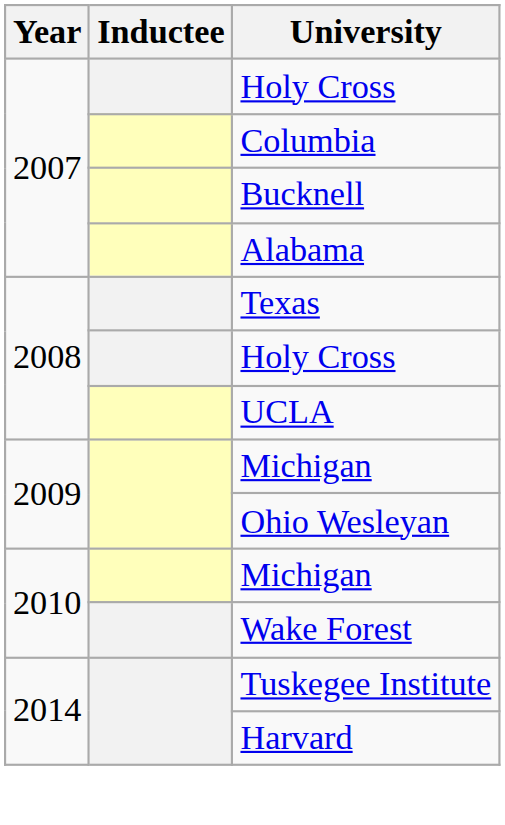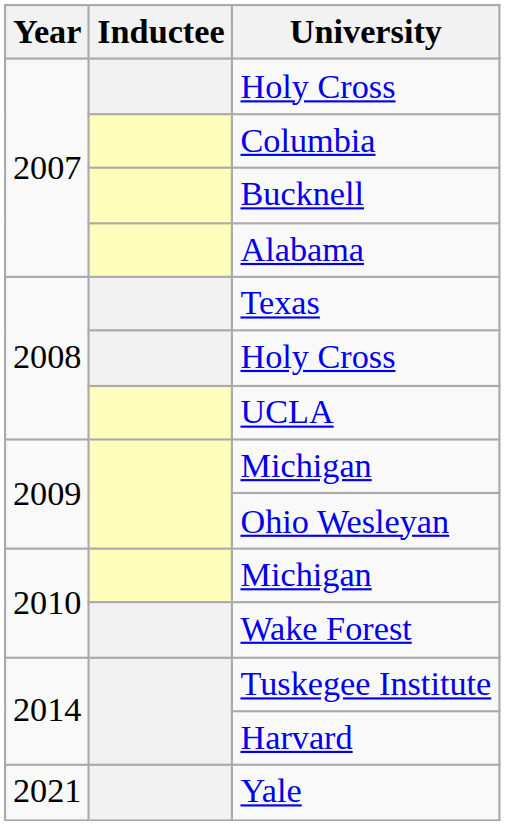+ row: (47, 791)
